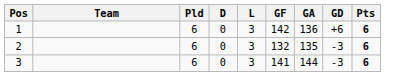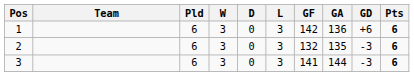+ column: (223, 13)
